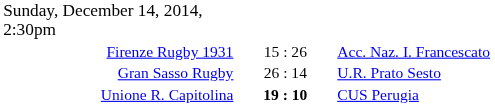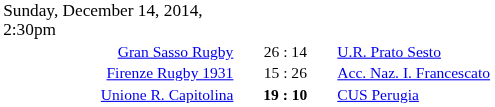rows swapped: (176, 73) <-> (170, 51)
